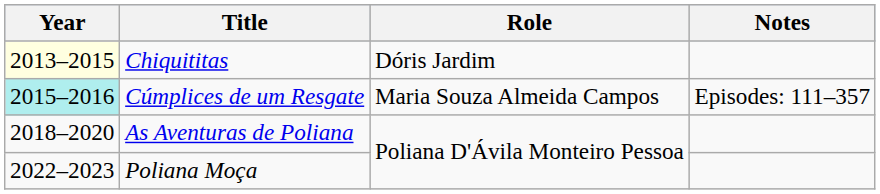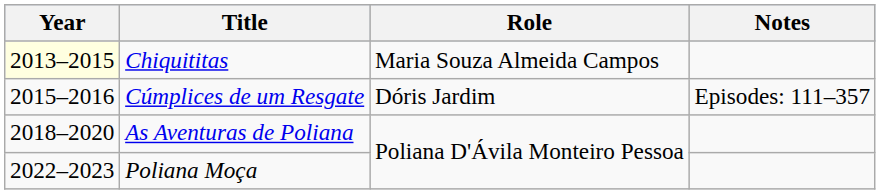(435, 59) Dóris Jardim -> (517, 59) Maria Souza Almeida Campos
(62, 96) paleturquoise background -> (62, 96) no background
(517, 96) Maria Souza Almeida Campos -> (435, 96) Dóris Jardim
